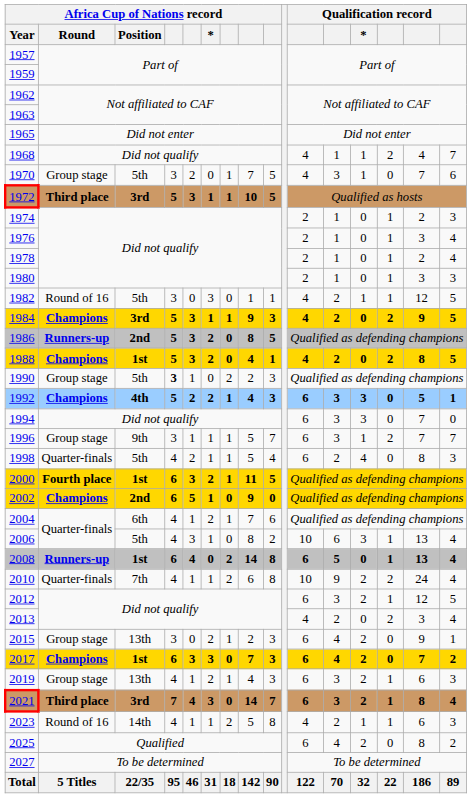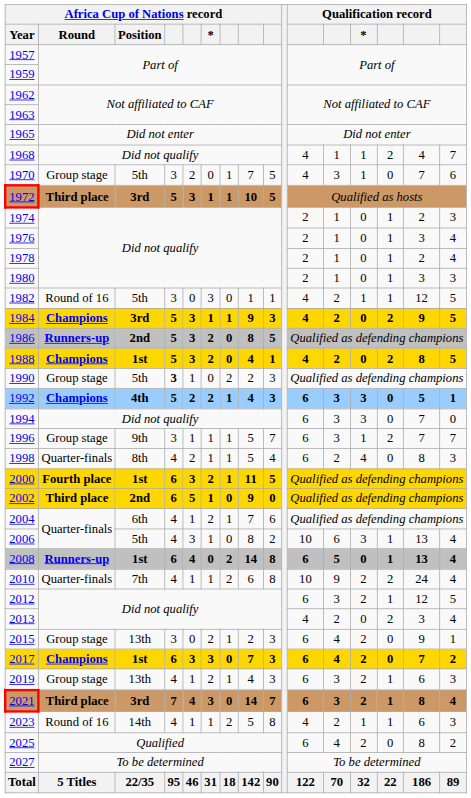(140, 458) 5th -> (140, 458) 8th
(77, 498) Champions -> (77, 498) Third place
